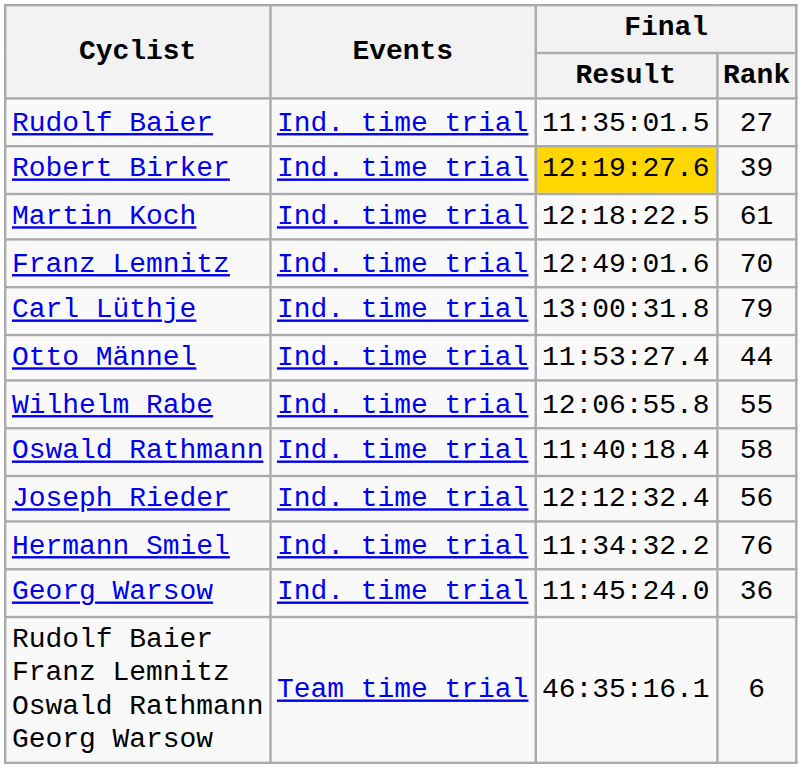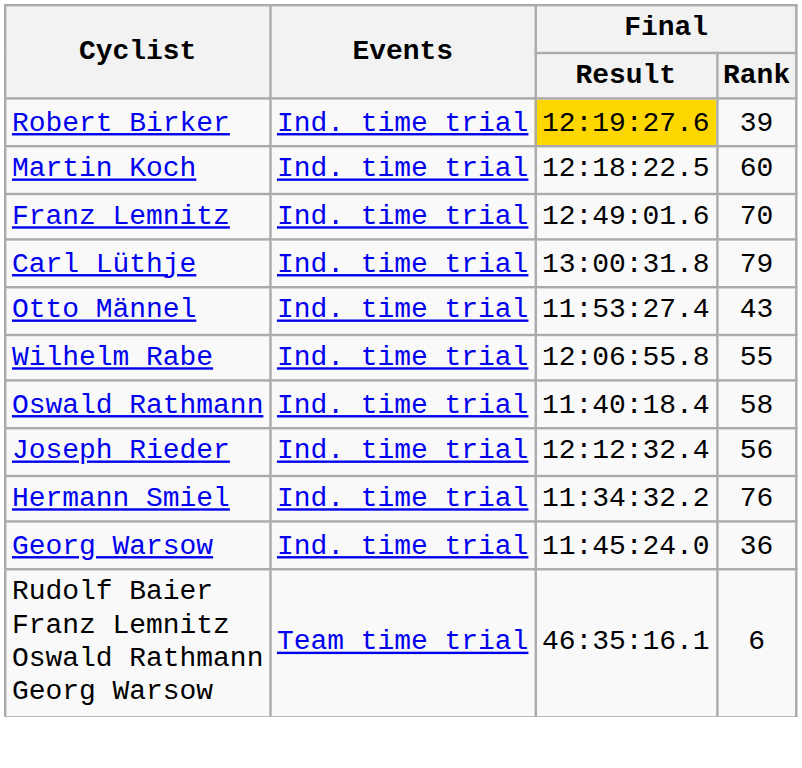- row: (113, 122)
(757, 216) 61 -> (757, 169) 60
(757, 357) 44 -> (757, 310) 43
